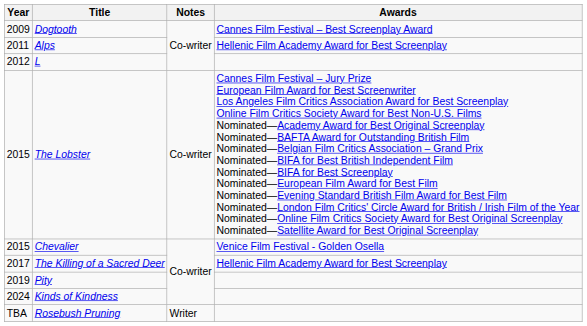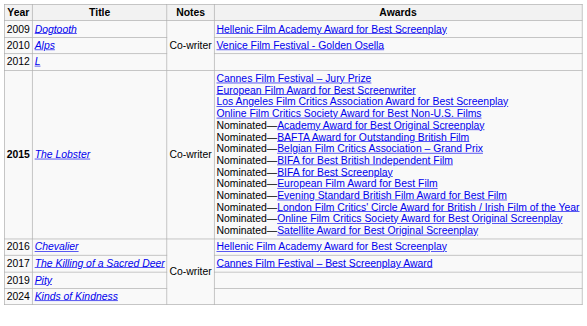(324, 29) Cannes Film Festival – Best Screenplay Award -> (332, 29) Hellenic Film Academy Award for Best Screenplay
(18, 45) 2011 -> (18, 45) 2010
(332, 45) Hellenic Film Academy Award for Best Screenplay -> (300, 45) Venice Film Festival - Golden Osella
(18, 154) normal -> (18, 154) bold
(18, 247) 2015 -> (18, 247) 2016
(300, 247) Venice Film Festival - Golden Osella -> (332, 247) Hellenic Film Academy Award for Best Screenplay
(332, 263) Hellenic Film Academy Award for Best Screenplay -> (324, 263) Cannes Film Festival – Best Screenplay Award
- row: (77, 313)
